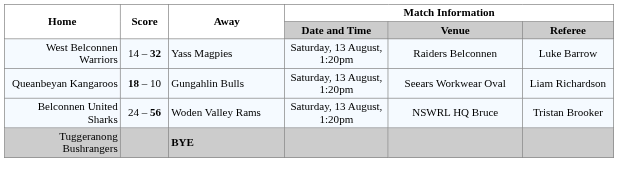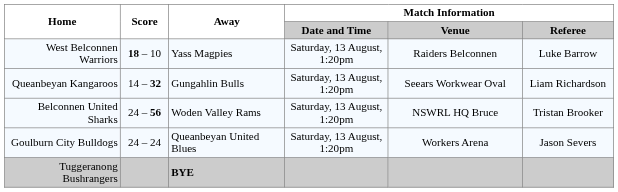(144, 53) 14 – 32 -> (144, 53) 18 – 10
(144, 83) 18 – 10 -> (144, 83) 14 – 32
+ row: (64, 142)
